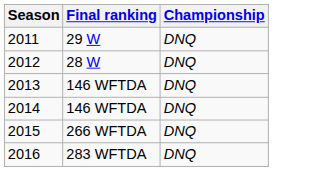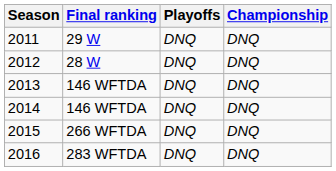+ column: (192, 16)
